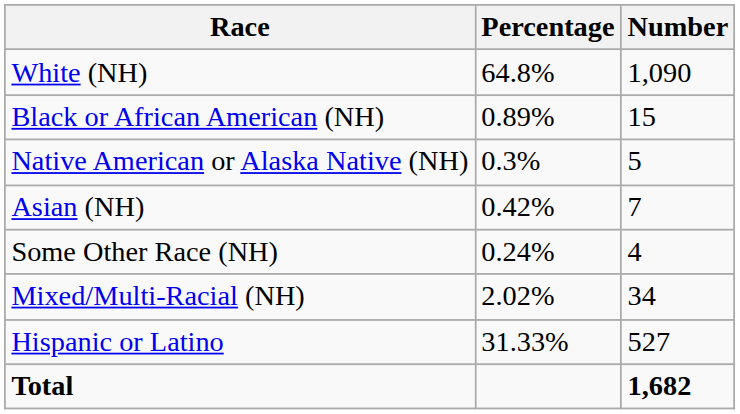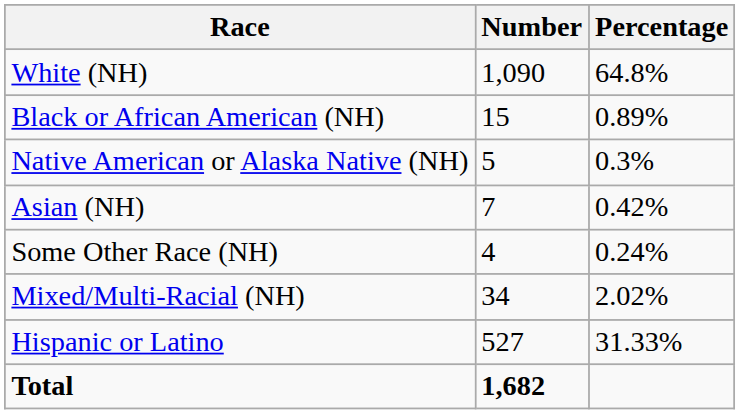columns swapped: (678, 26) <-> (548, 26)
